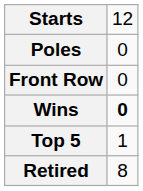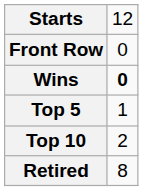- row: (56, 49)
+ row: (56, 140)
